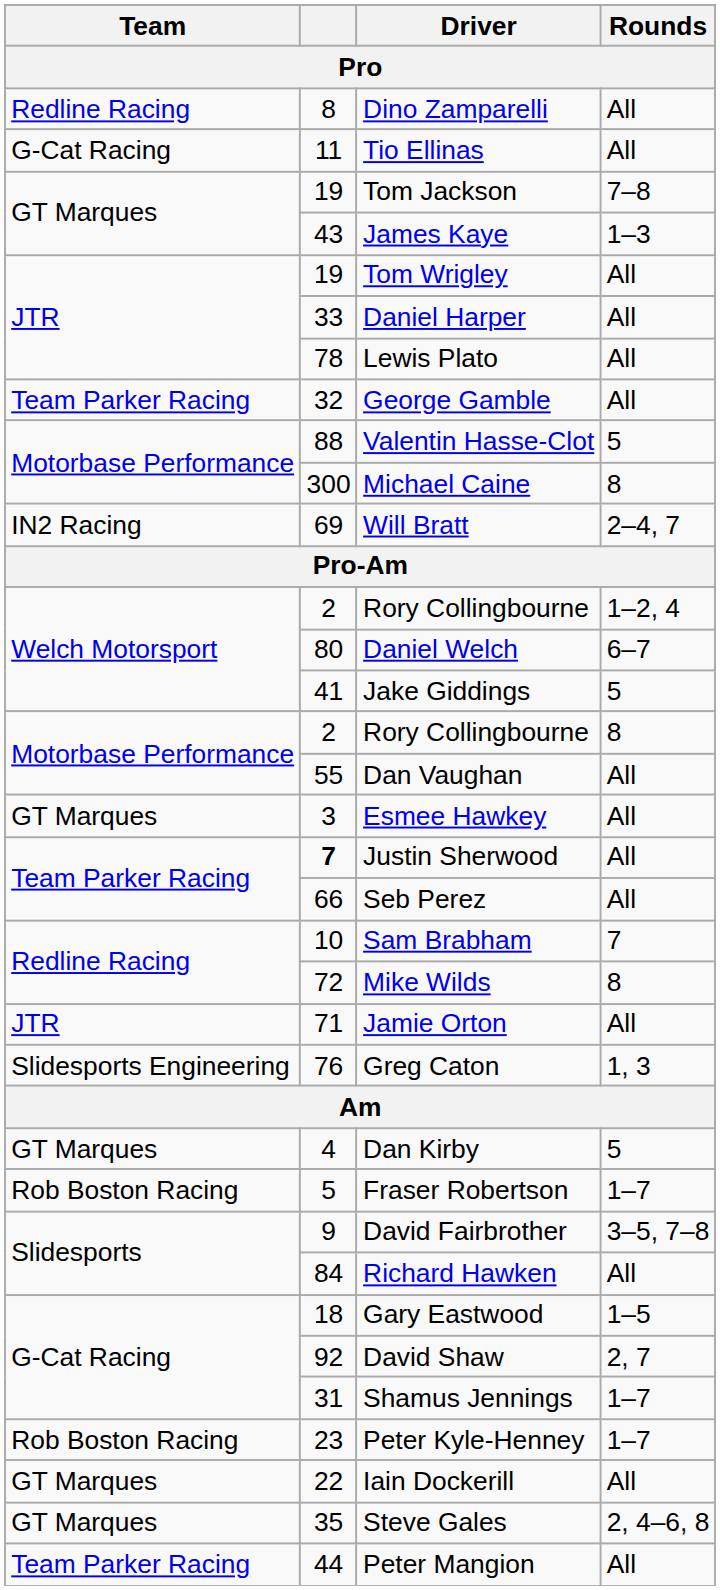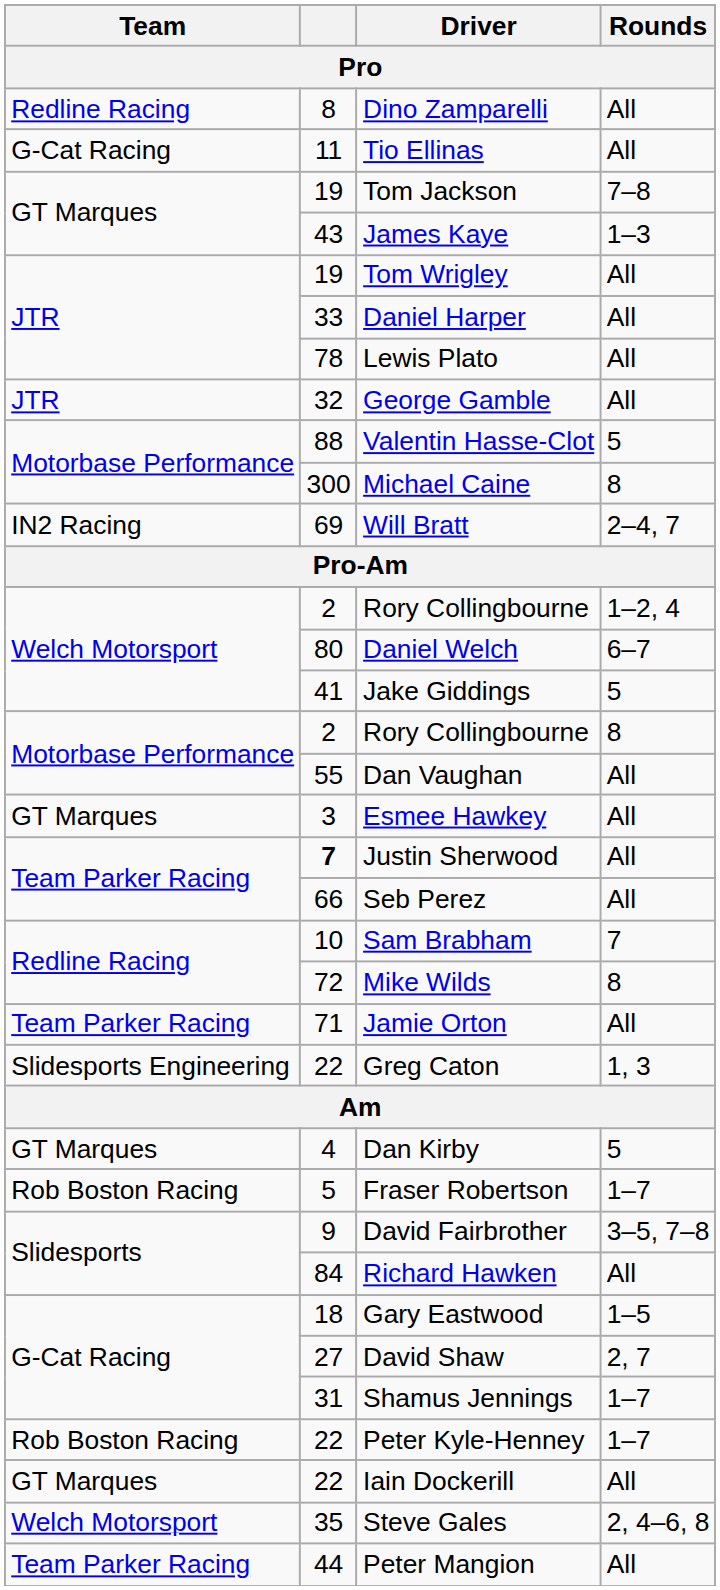(131, 400) Team Parker Racing -> (35, 400) JTR
(35, 1023) JTR -> (131, 1023) Team Parker Racing
(329, 1065) 76 -> (329, 1065) 22
(329, 1356) 92 -> (329, 1356) 27
(329, 1439) 23 -> (329, 1439) 22
(84, 1523) GT Marques -> (114, 1523) Welch Motorsport
